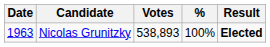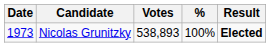(20, 32) 1963 -> (20, 32) 1973
